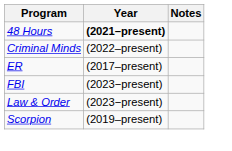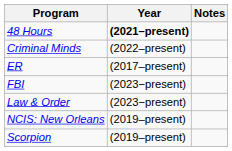+ row: (56, 119)
